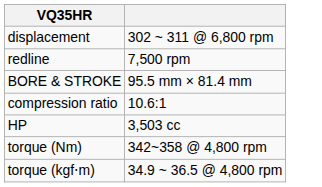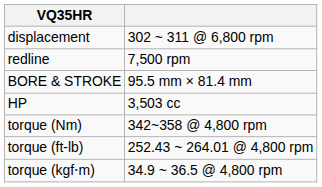- row: (63, 103)
+ row: (46, 147)
